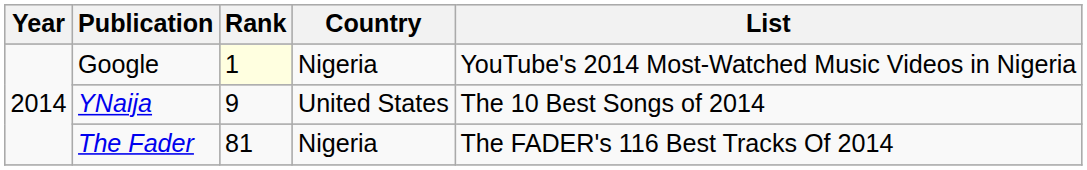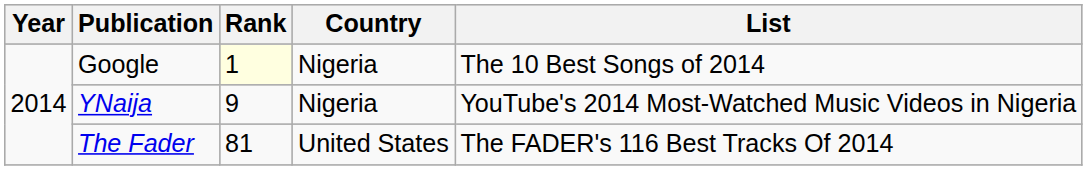(768, 64) YouTube's 2014 Most-Watched Music Videos in Nigeria -> (613, 64) The 10 Best Songs of 2014
(373, 104) United States -> (338, 104) Nigeria
(613, 104) The 10 Best Songs of 2014 -> (768, 104) YouTube's 2014 Most-Watched Music Videos in Nigeria
(338, 143) Nigeria -> (373, 143) United States
